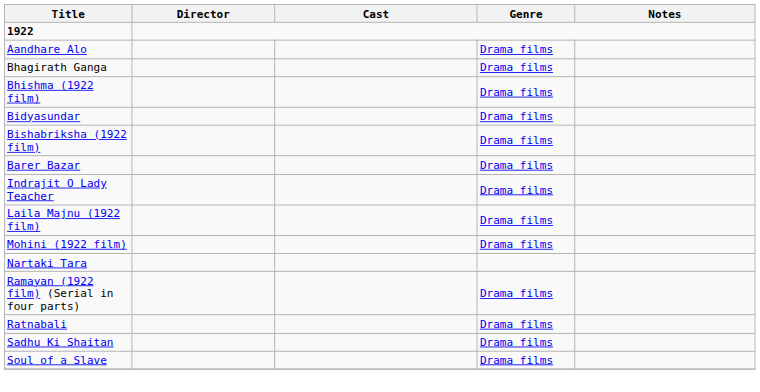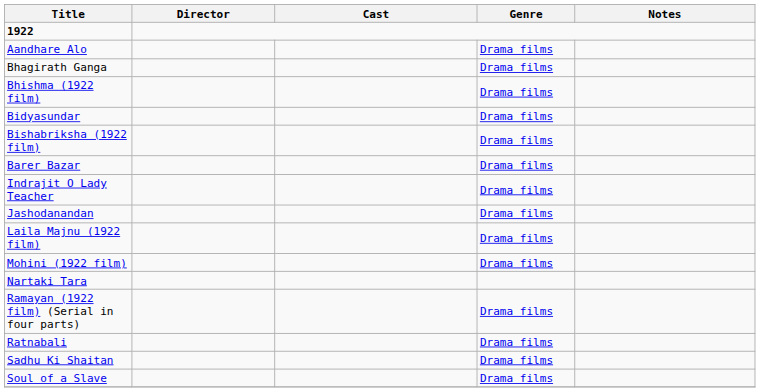+ row: (50, 214)
